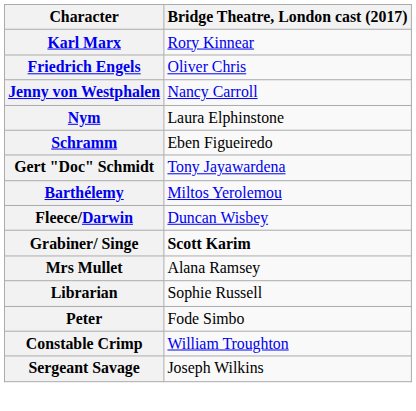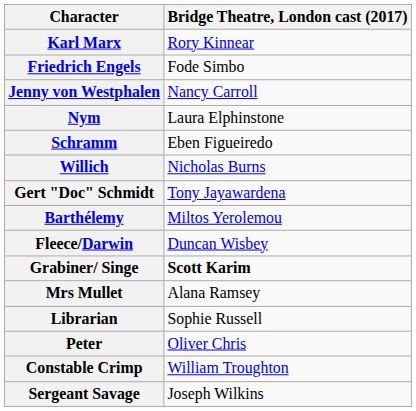(207, 67) Oliver Chris -> (206, 67) Fode Simbo
+ row: (84, 167)
(206, 318) Fode Simbo -> (207, 343) Oliver Chris
